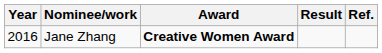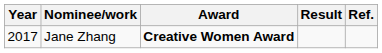(23, 36) 2016 -> (23, 36) 2017
